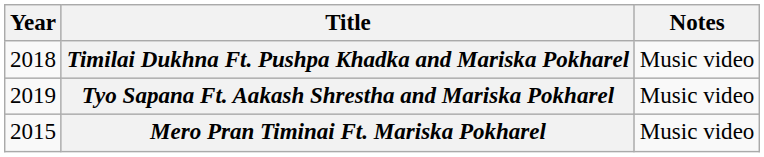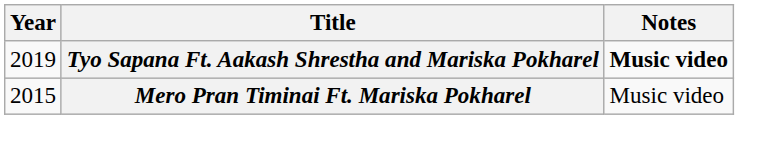- row: (348, 59)
(697, 95) normal -> (669, 59) bold
